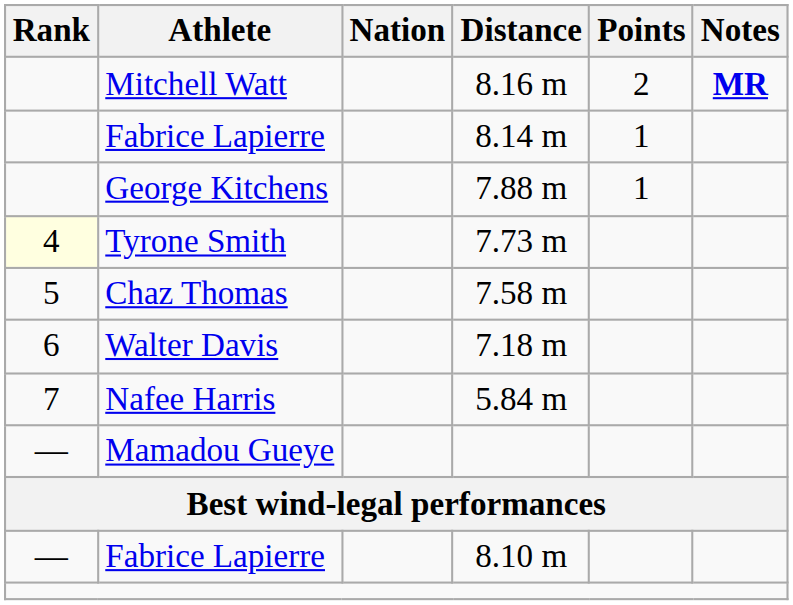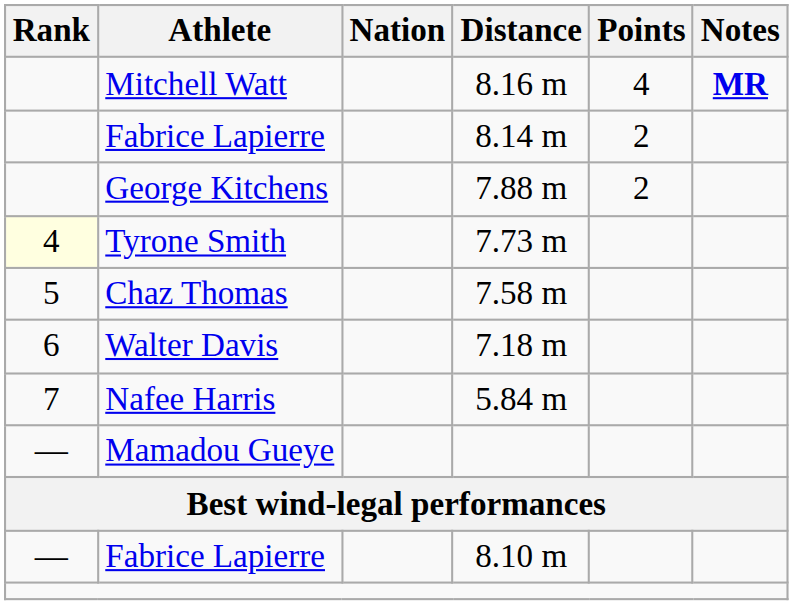(641, 83) 2 -> (641, 83) 4
(641, 135) 1 -> (641, 135) 2
(641, 188) 1 -> (641, 188) 2
